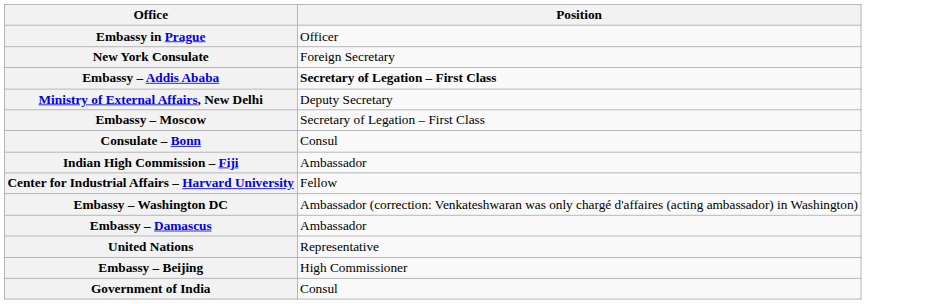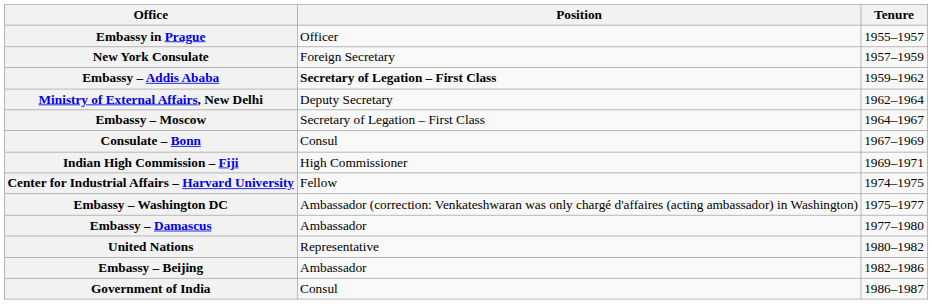+ column: (894, 15)
(333, 162) Ambassador -> (354, 162) High Commissioner
(354, 267) High Commissioner -> (333, 267) Ambassador
